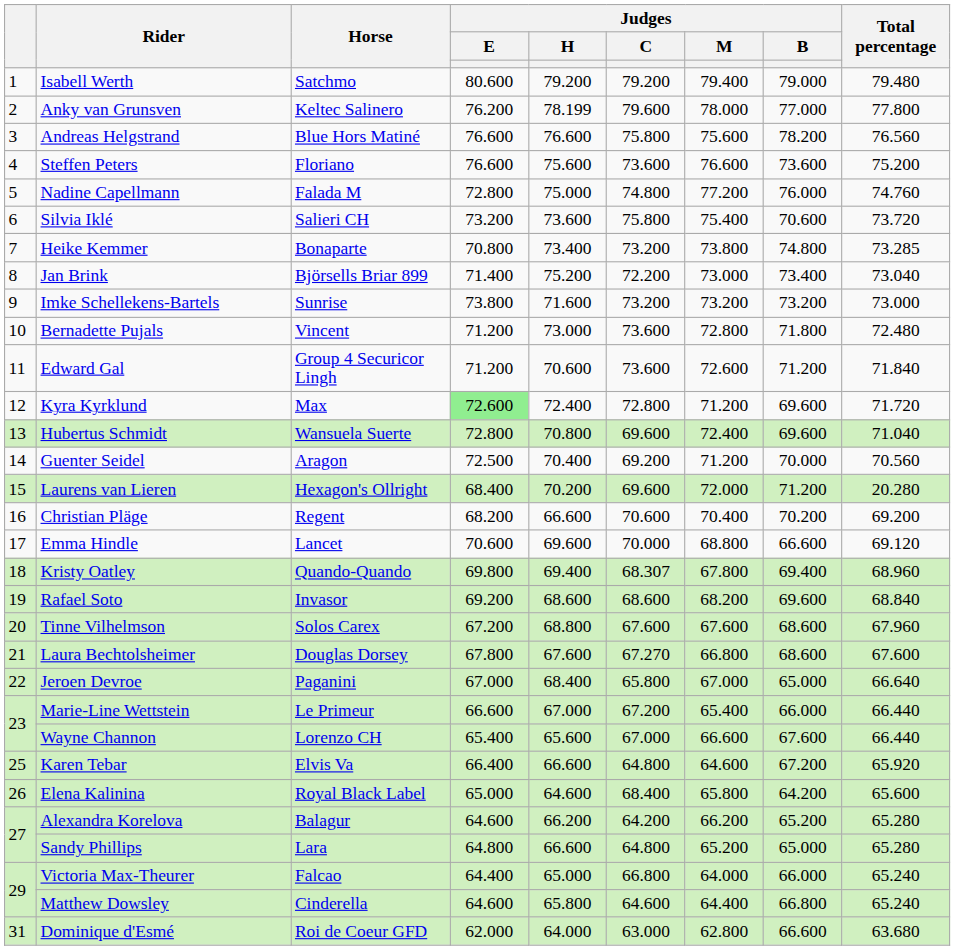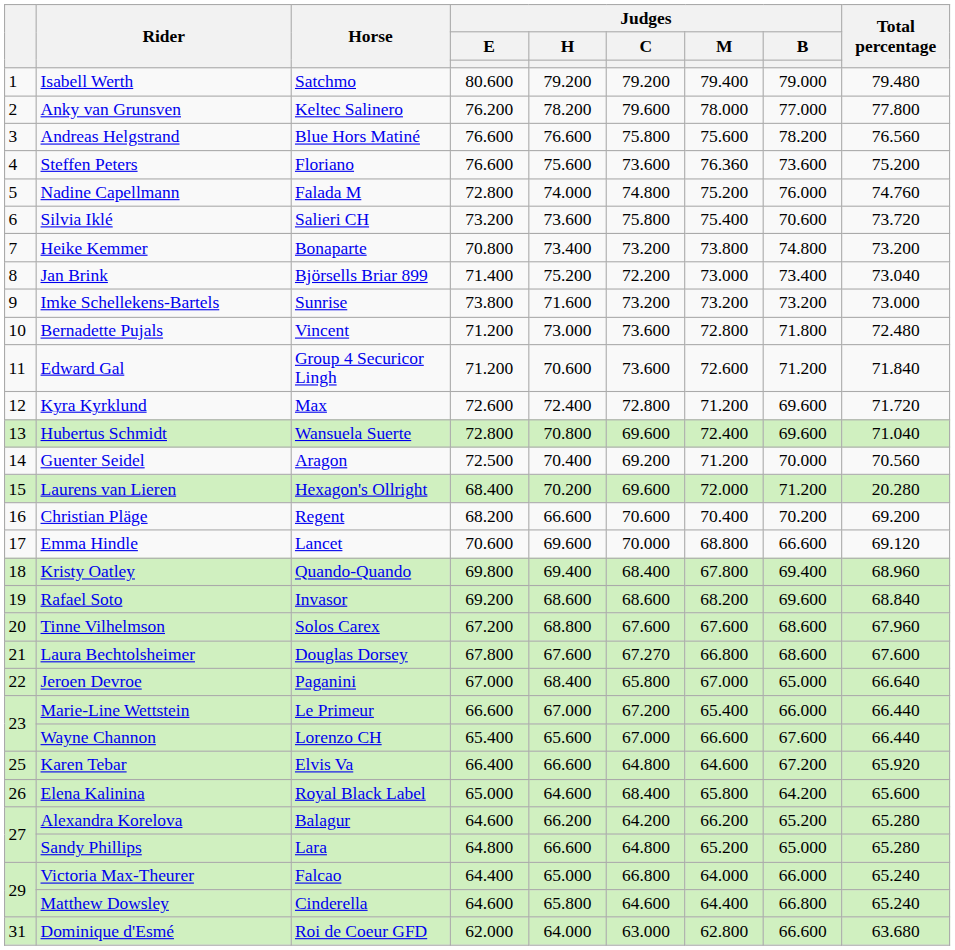(568, 109) 78.199 -> (568, 109) 78.200
(724, 164) 76.600 -> (724, 164) 76.360
(568, 192) 75.000 -> (568, 192) 74.000
(724, 192) 77.200 -> (724, 192) 75.200
(896, 247) 73.285 -> (896, 247) 73.200
(489, 405) lightgreen background -> (489, 405) no background
(646, 571) 68.307 -> (646, 571) 68.400
